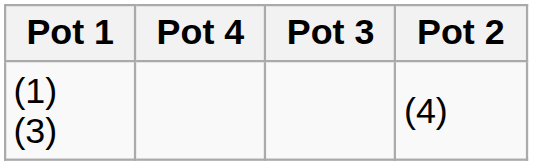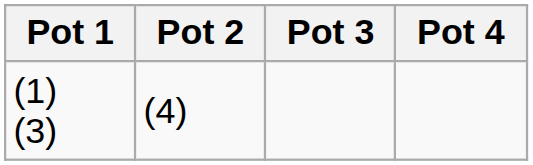columns swapped: (461, 32) <-> (200, 32)
